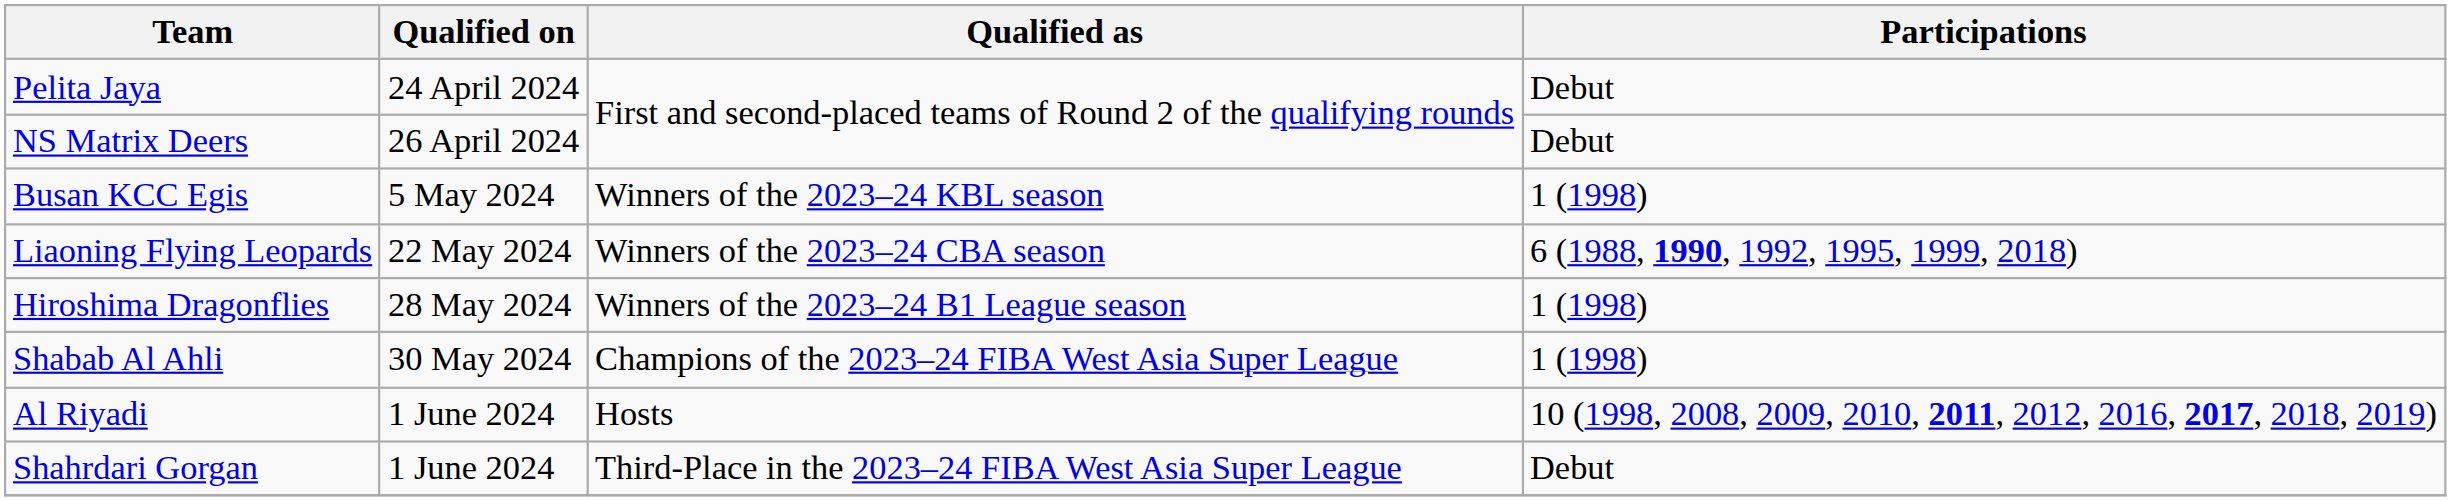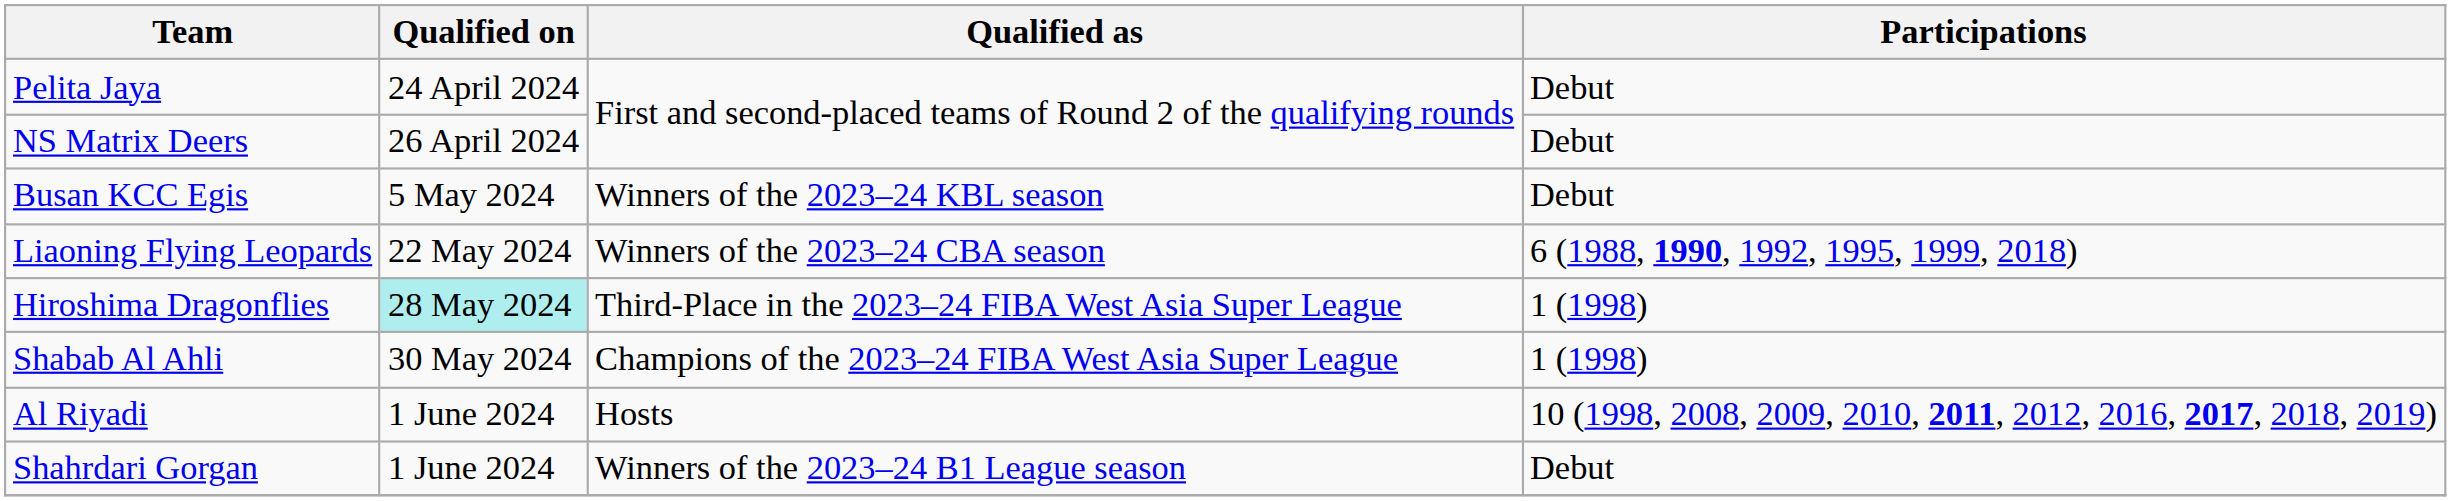(1589, 195) 1 (1998) -> (1572, 195) Debut
(480, 304) no background -> (480, 304) paleturquoise background
(891, 304) Winners of the 2023–24 B1 League season -> (998, 304) Third-Place in the 2023–24 FIBA West Asia Super League
(998, 468) Third-Place in the 2023–24 FIBA West Asia Super League -> (891, 468) Winners of the 2023–24 B1 League season
